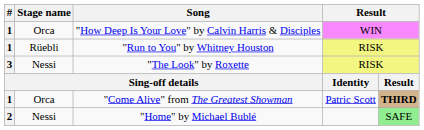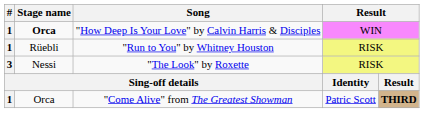(44, 30) normal -> (44, 30) bold
- row: (198, 116)
